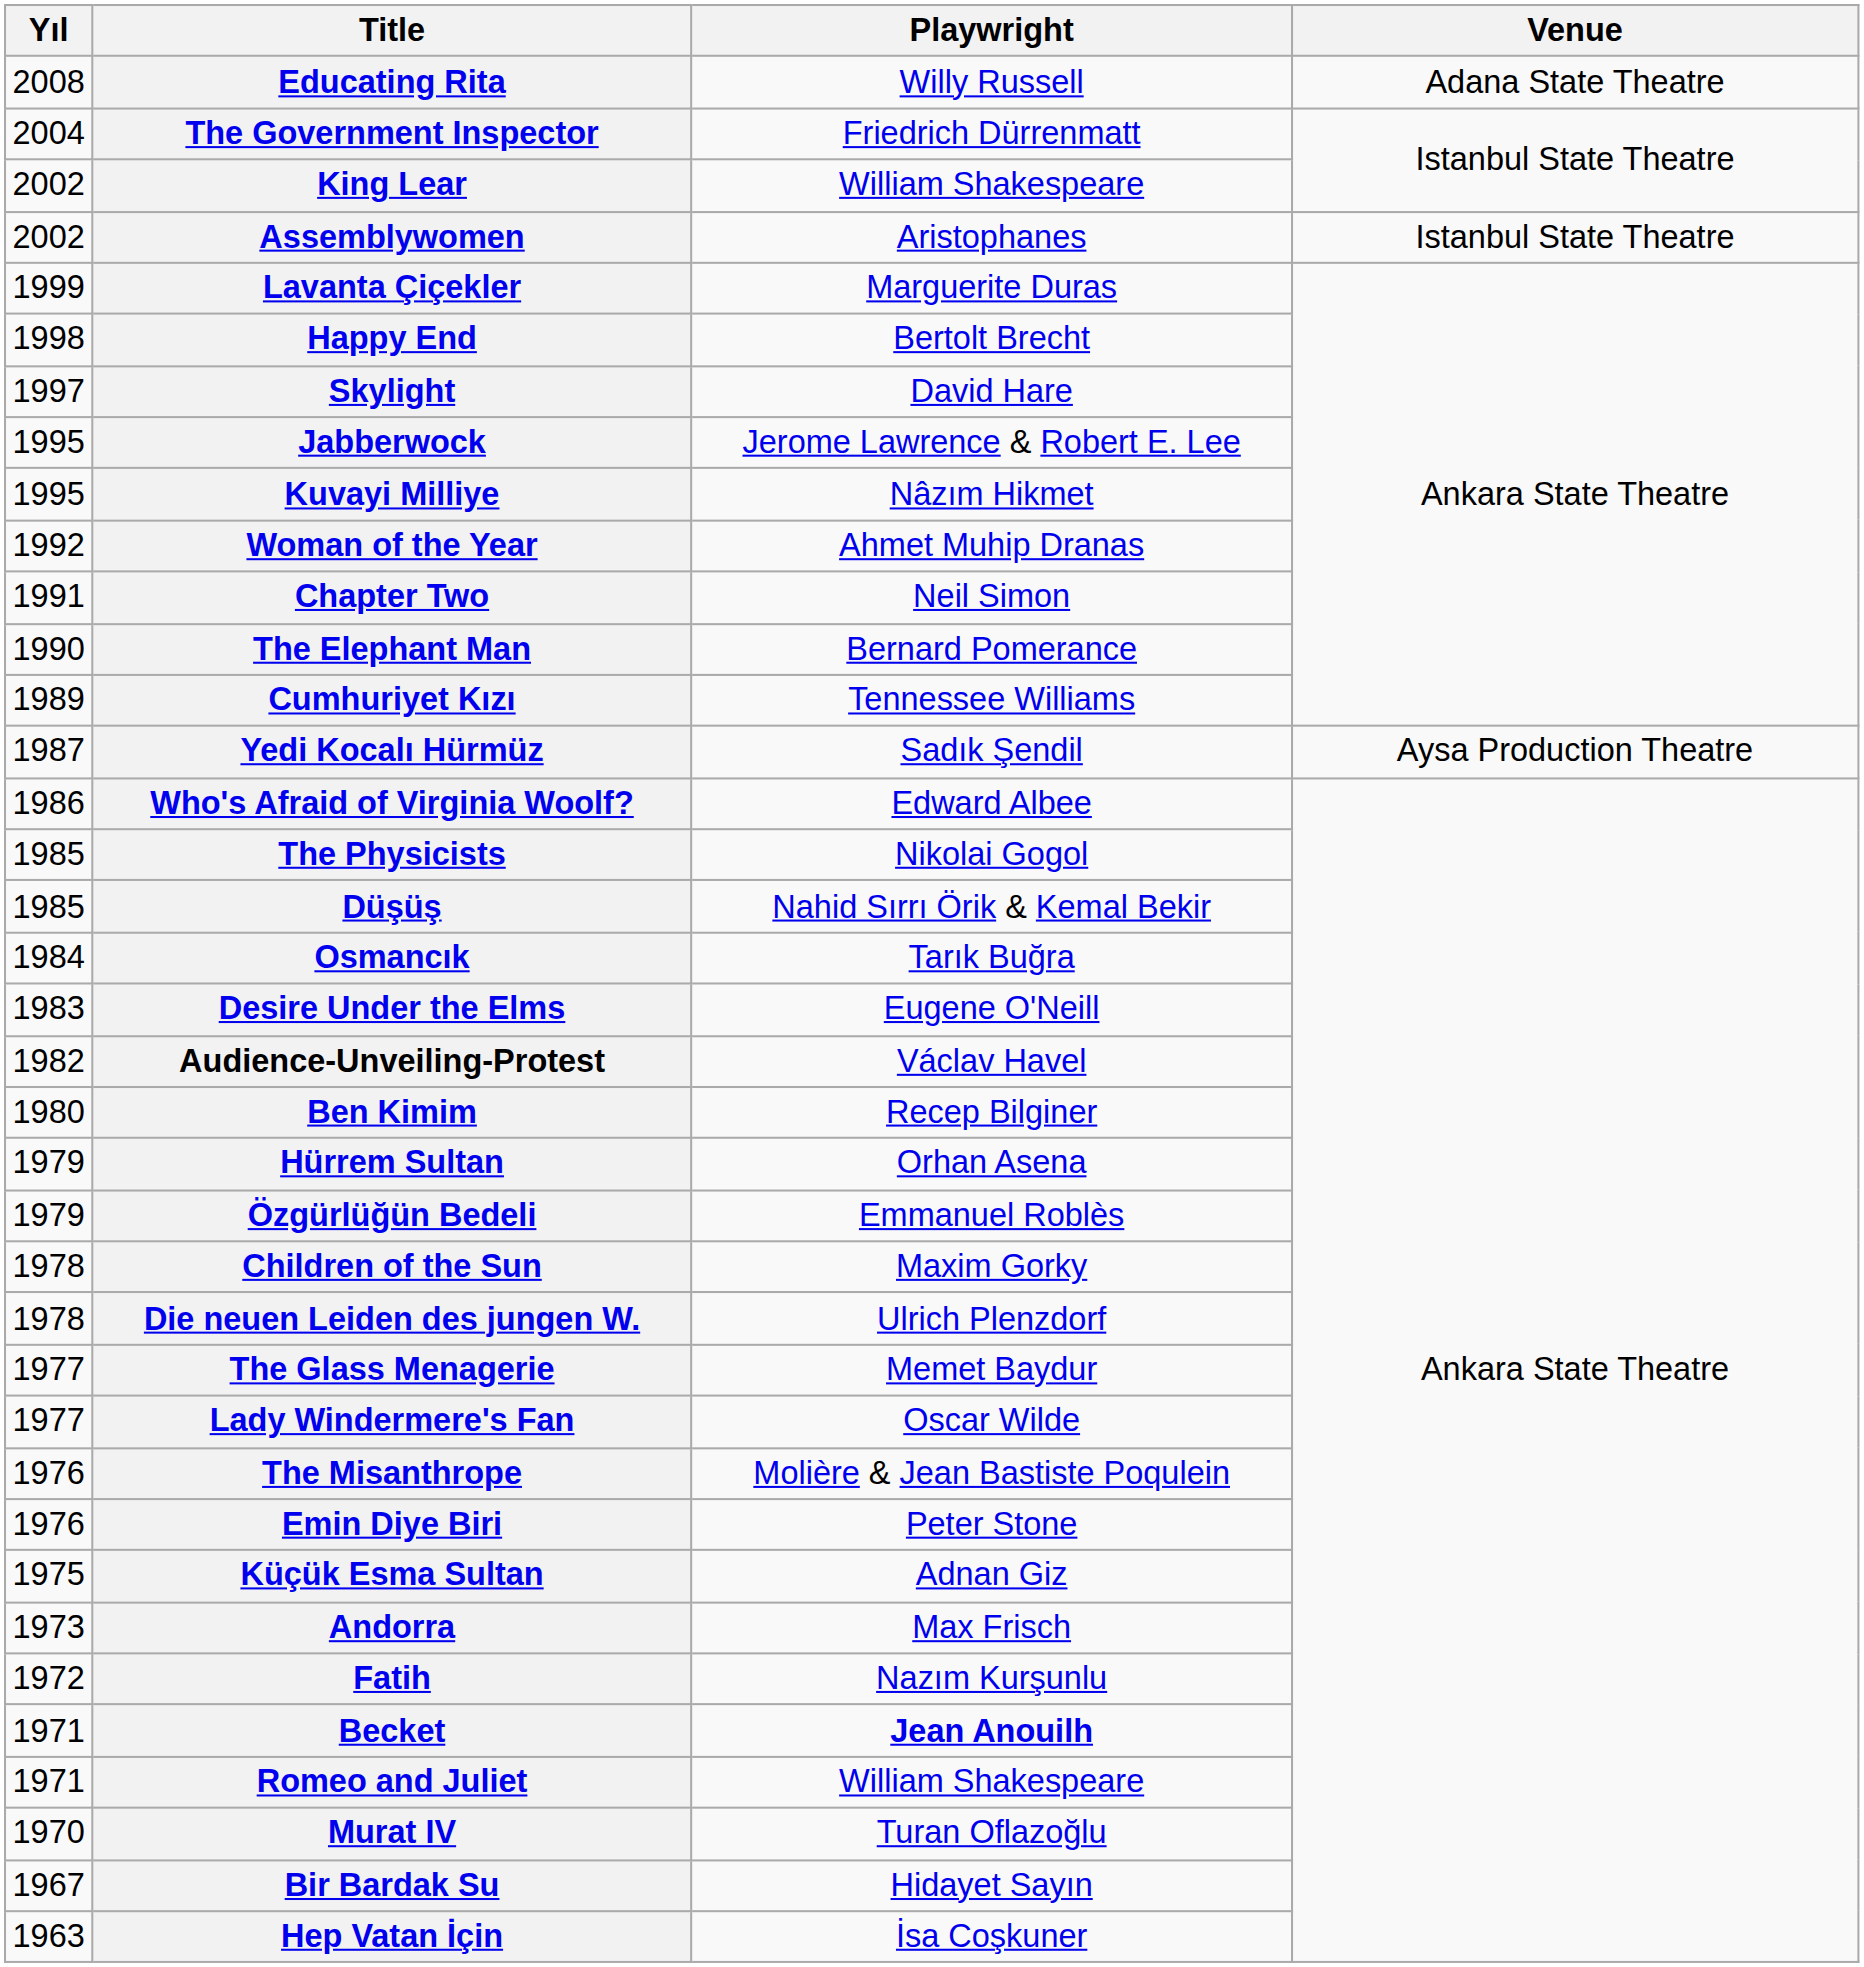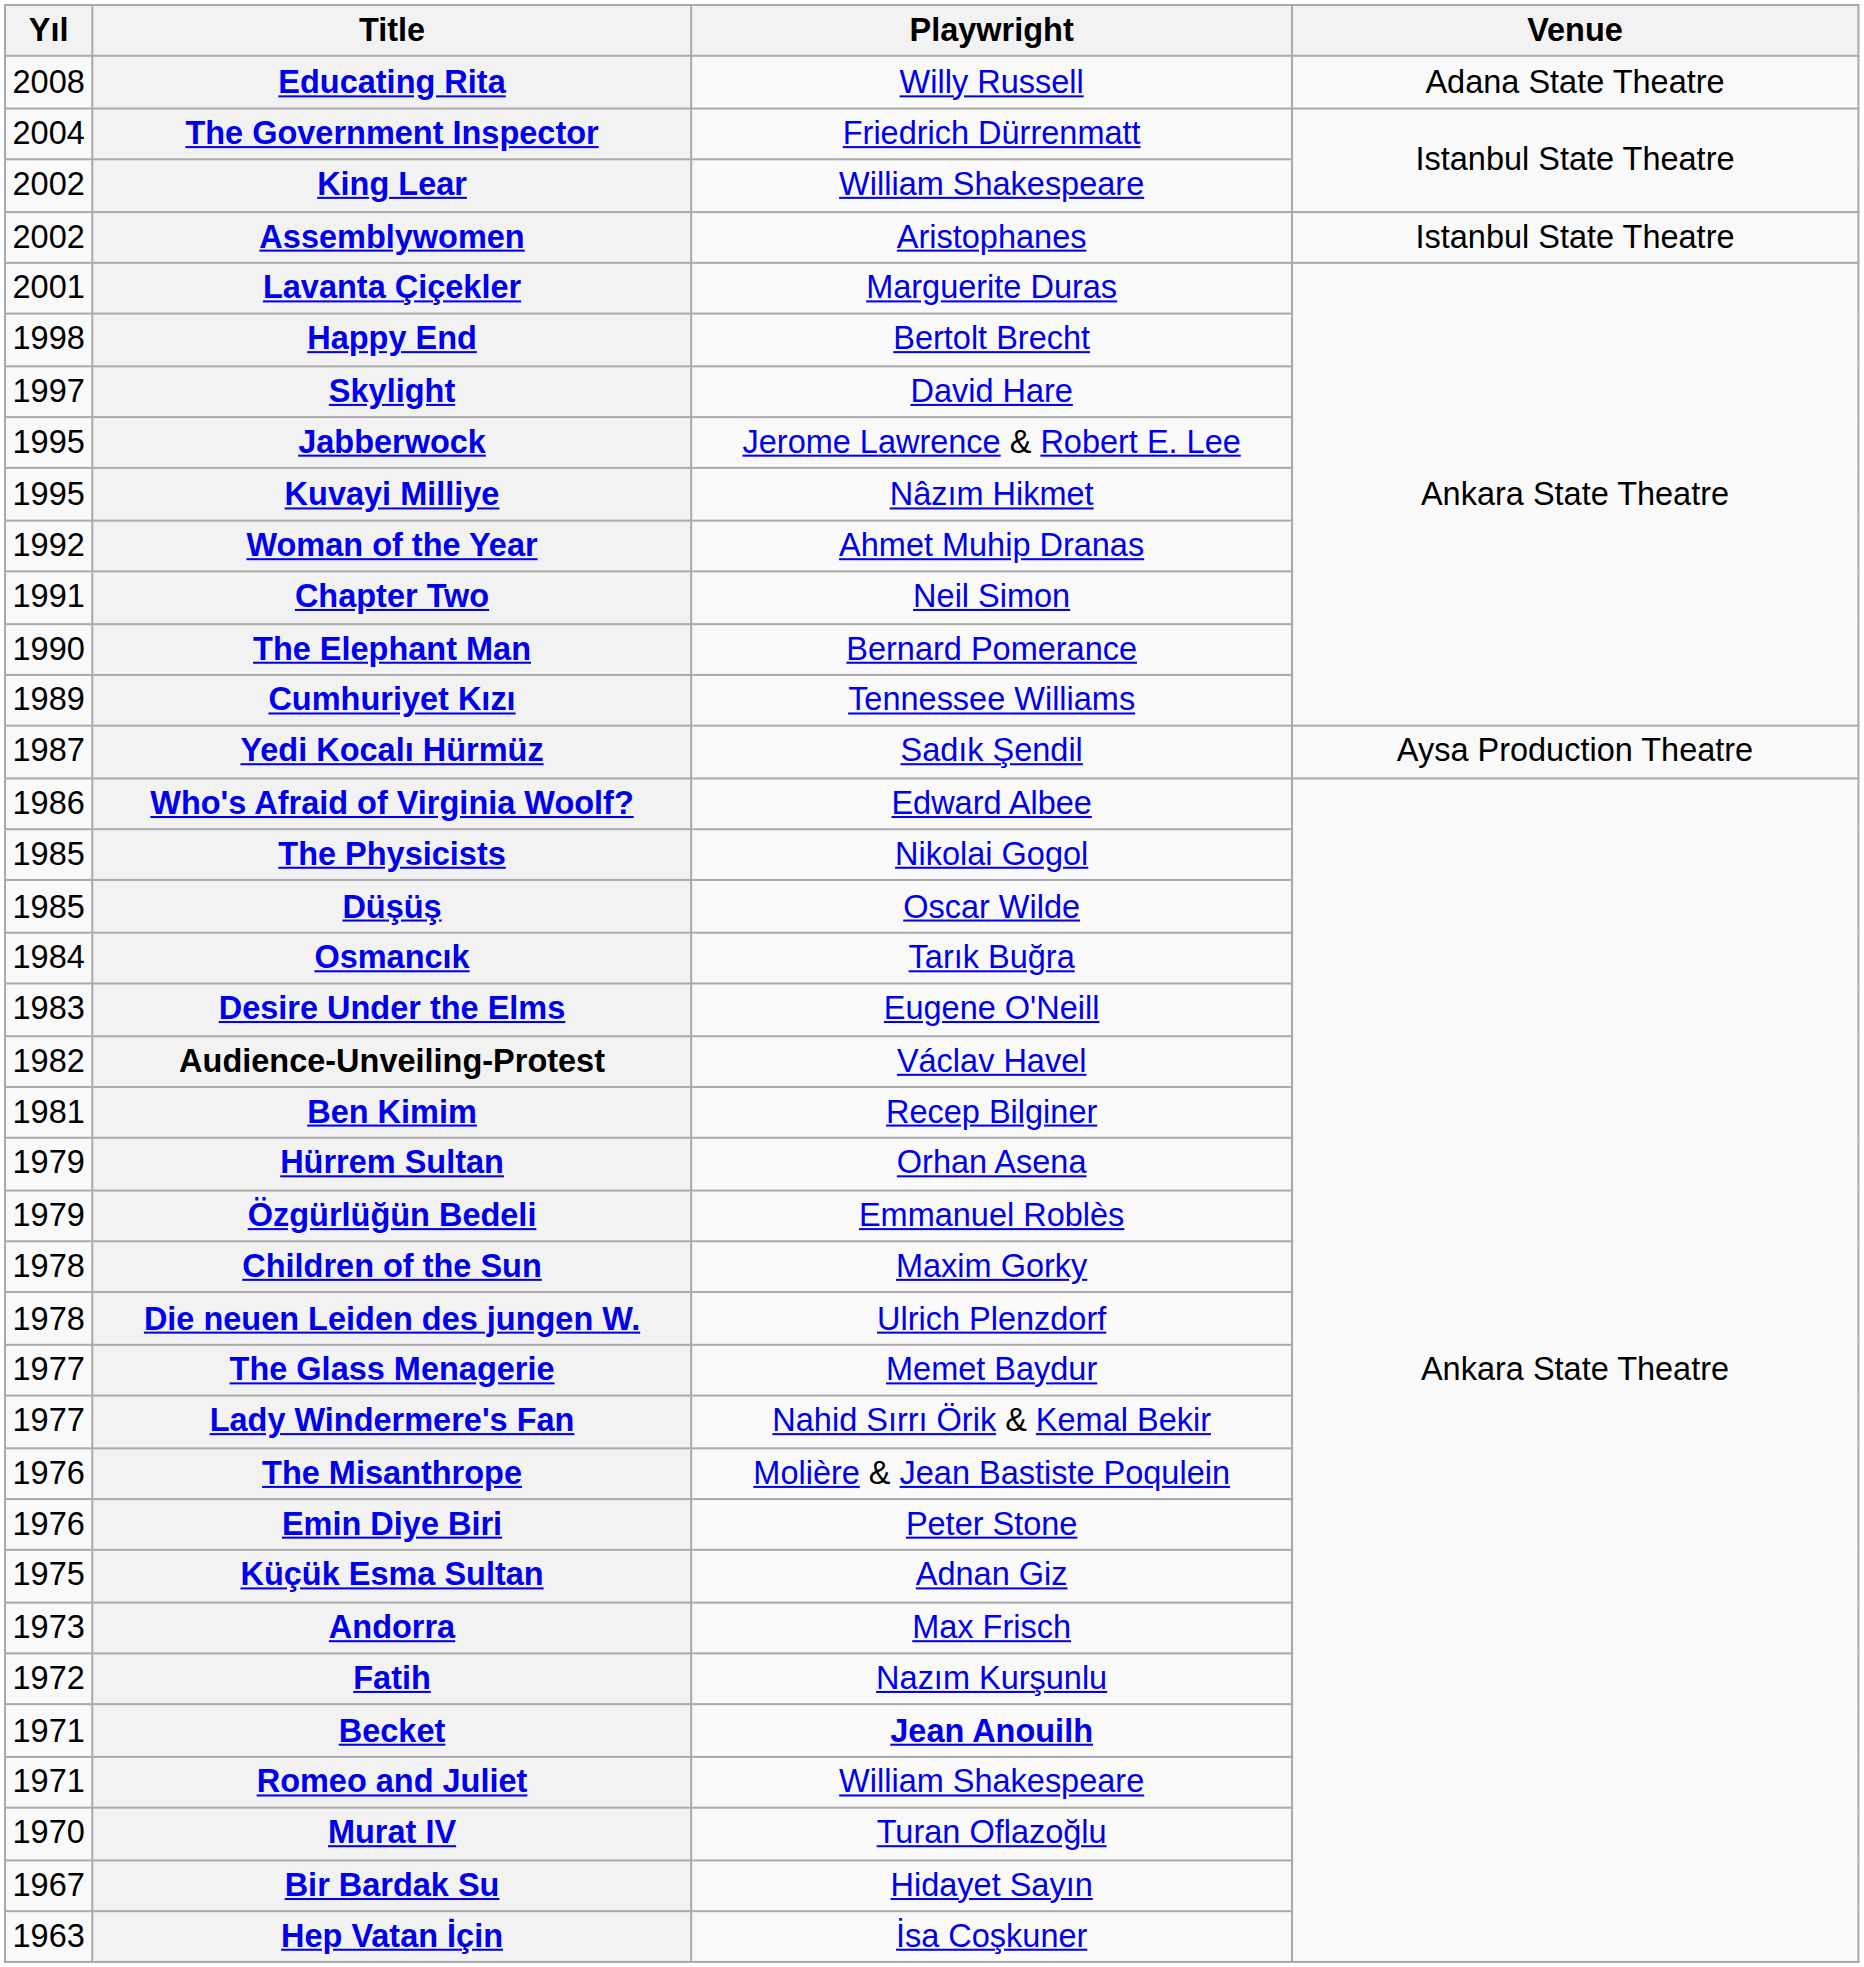(49, 287) 1999 -> (49, 287) 2001
(992, 905) Nahid Sırrı Örik & Kemal Bekir -> (992, 905) Oscar Wilde
(49, 1111) 1980 -> (49, 1111) 1981
(992, 1421) Oscar Wilde -> (992, 1421) Nahid Sırrı Örik & Kemal Bekir
